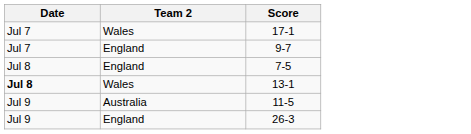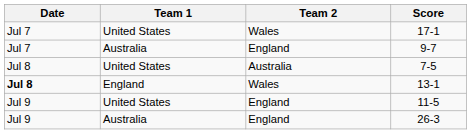+ column: (173, 13)
(124, 66) England -> (270, 66) Australia
(125, 102) Australia -> (269, 102) England
